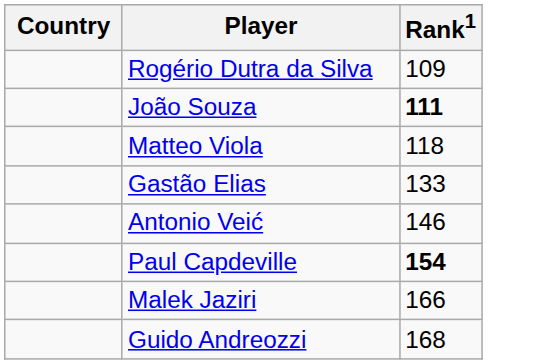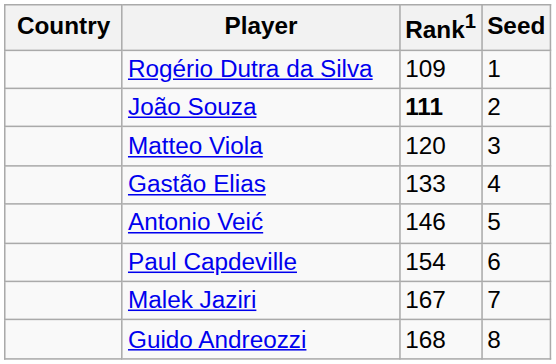+ column: (516, 27)
(425, 146) 118 -> (425, 146) 120
(425, 261) bold -> (425, 261) normal
(425, 300) 166 -> (425, 300) 167
